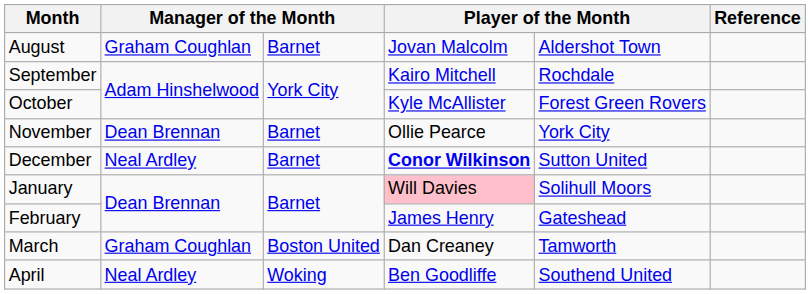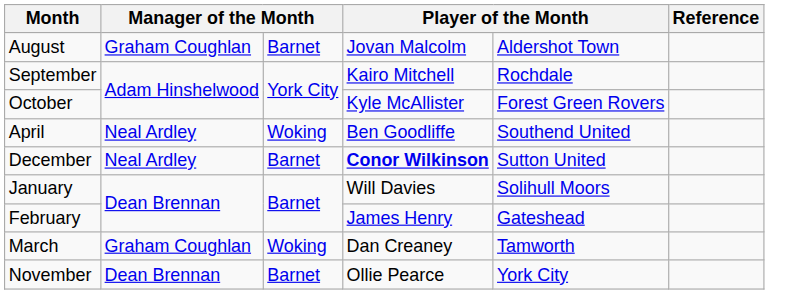rows swapped: (50, 132) <-> (27, 274)
(432, 189) pink background -> (391, 189) no background
(324, 246) Boston United -> (297, 246) Woking
